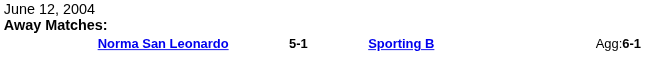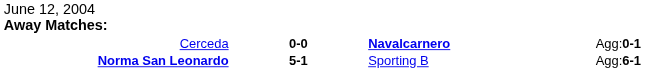+ row: (204, 44)
(401, 44) bold -> (398, 61) normal
